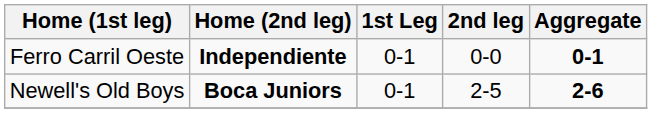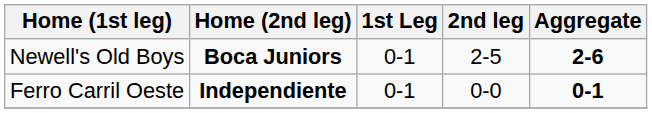rows swapped: (97, 56) <-> (97, 90)
